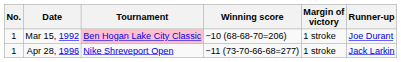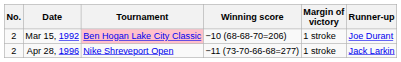(14, 36) 1 -> (14, 36) 2
(14, 51) 1 -> (14, 51) 2
